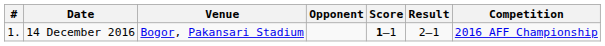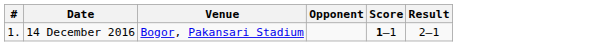- column: (526, 14)
